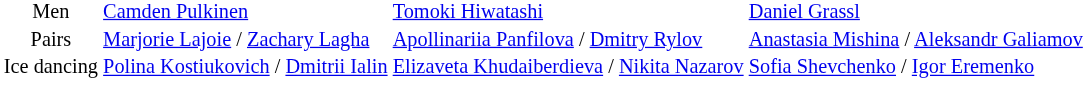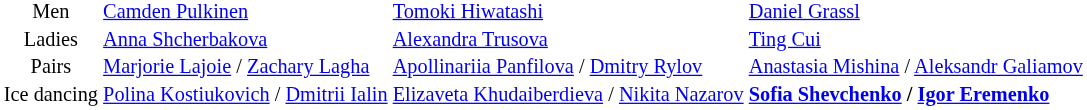+ row: (51, 39)
(891, 66) normal -> (899, 94) bold
